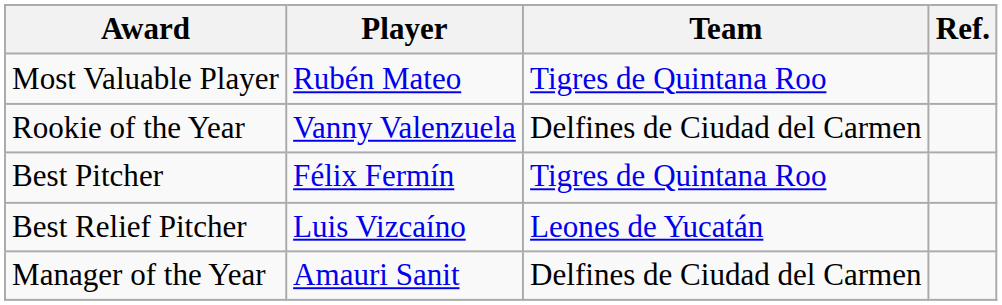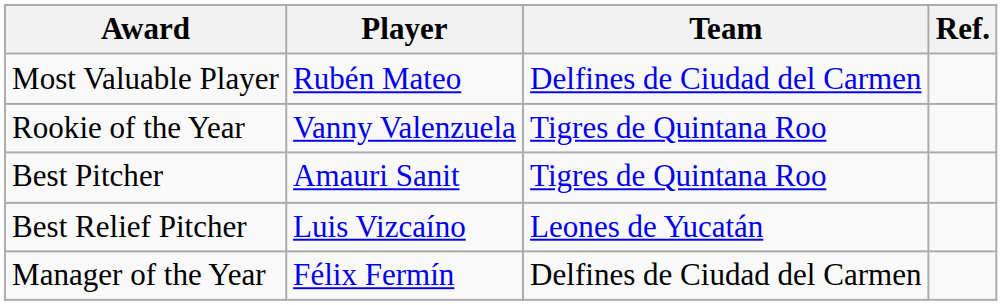(678, 78) Tigres de Quintana Roo -> (726, 78) Delfines de Ciudad del Carmen
(726, 127) Delfines de Ciudad del Carmen -> (678, 127) Tigres de Quintana Roo
(374, 176) Félix Fermín -> (376, 176) Amauri Sanit
(376, 275) Amauri Sanit -> (374, 275) Félix Fermín
